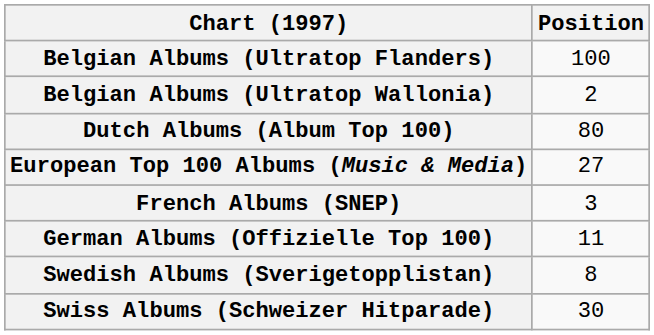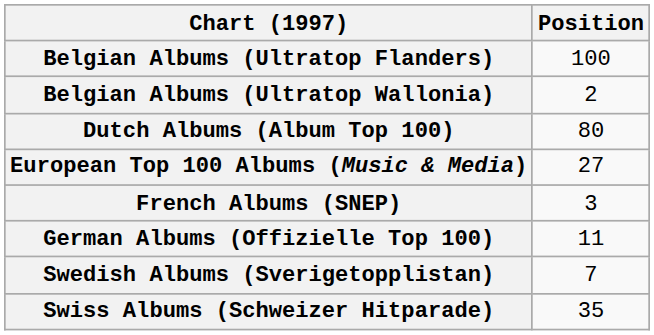(591, 275) 8 -> (591, 275) 7
(591, 311) 30 -> (591, 311) 35
